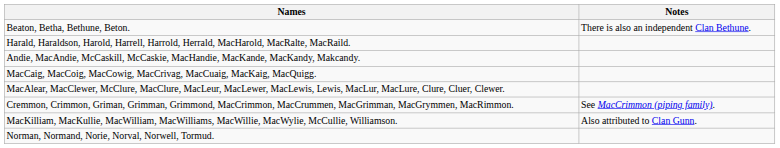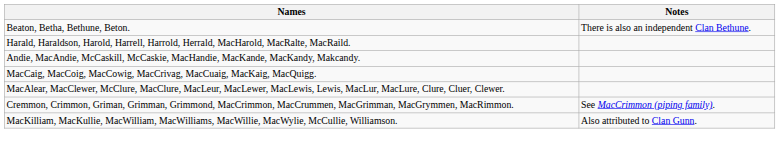- row: (110, 136)
